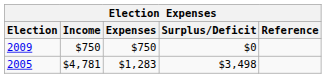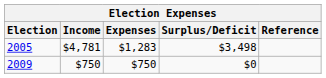rows swapped: (20, 64) <-> (20, 47)
